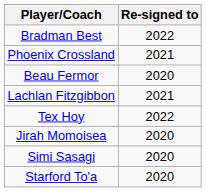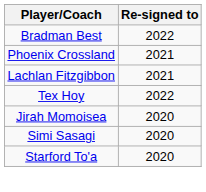- row: (61, 76)
